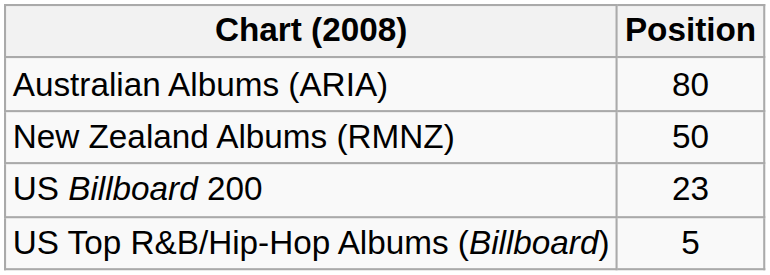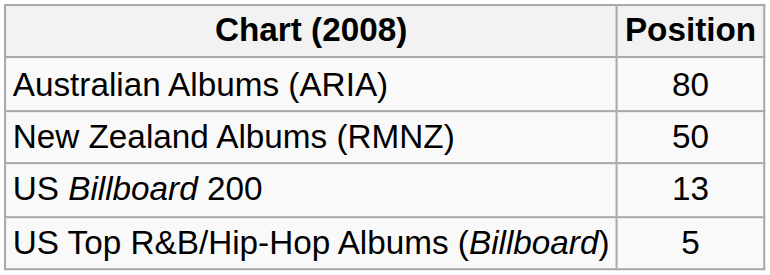(691, 189) 23 -> (691, 189) 13
